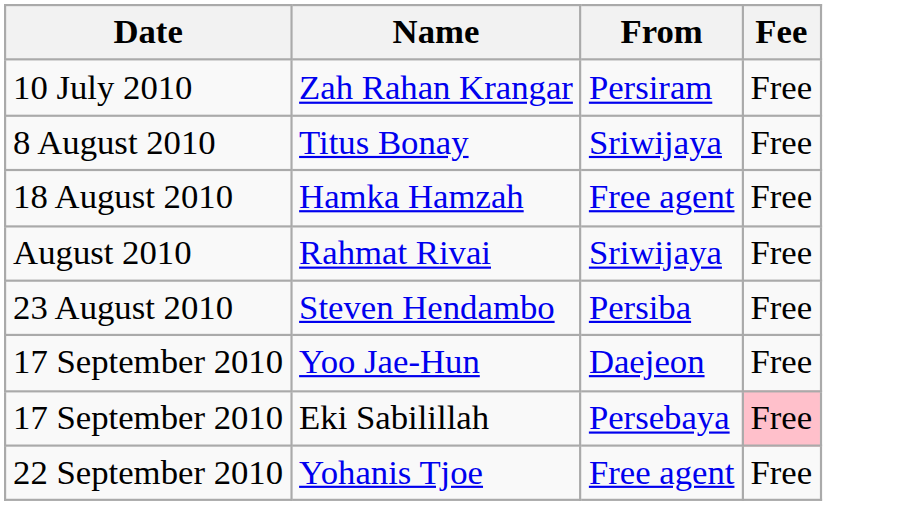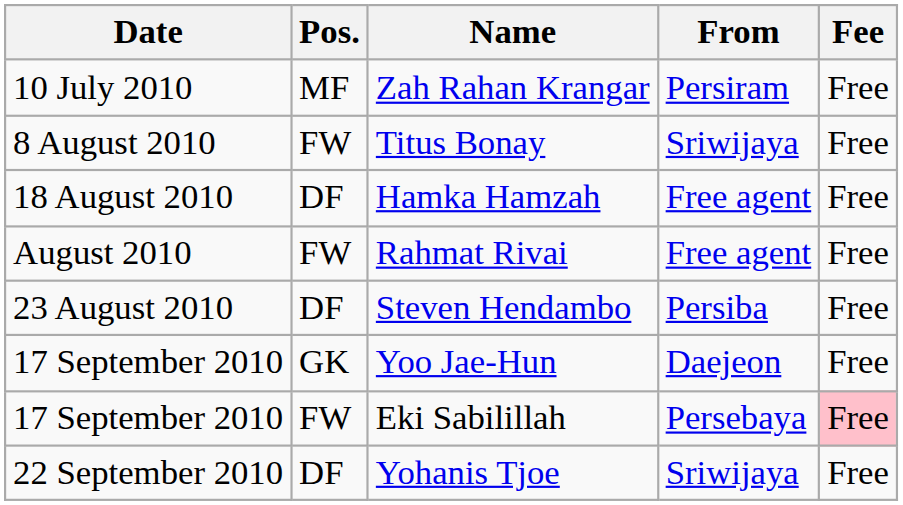+ column: (329, 32)
(655, 252) Sriwijaya -> (738, 252) Free agent
(662, 472) Free agent -> (732, 472) Sriwijaya
